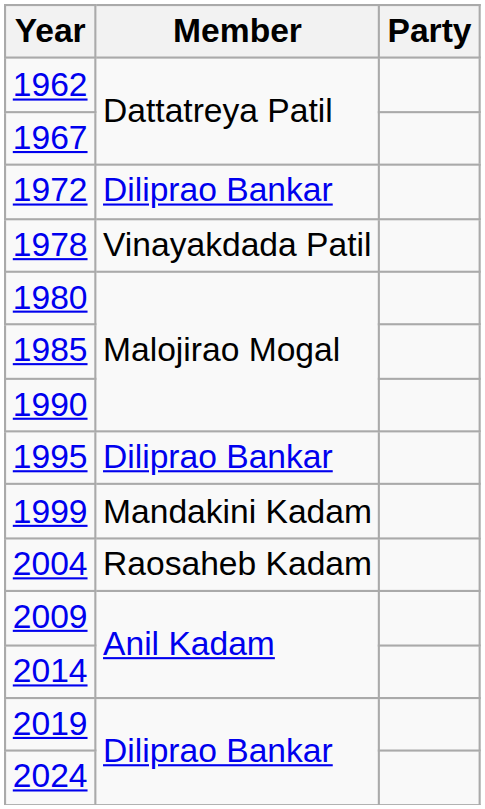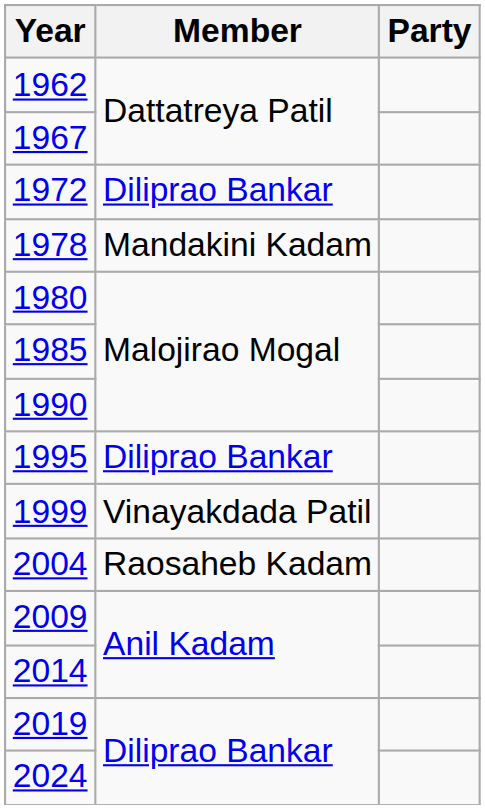(237, 244) Vinayakdada Patil -> (238, 244) Mandakini Kadam
(238, 510) Mandakini Kadam -> (237, 510) Vinayakdada Patil
